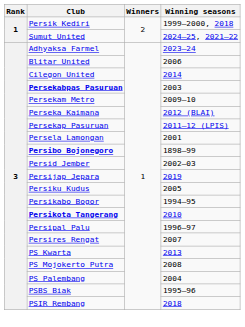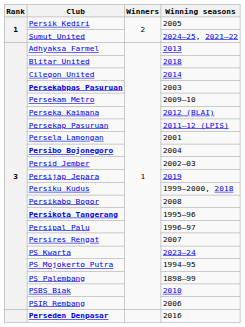(198, 23) 1999–2000, 2018 -> (172, 23) 2005
(179, 49) 2023–24 -> (172, 49) 2013
(172, 62) 2006 -> (172, 62) 2018
(179, 150) 1898–99 -> (172, 150) 2004
(172, 189) 2005 -> (198, 189) 1999–2000, 2018
(179, 201) 1994–95 -> (172, 201) 2008
(172, 214) 2010 -> (179, 214) 1995–96
(172, 252) 2013 -> (179, 252) 2023–24
(172, 265) 2008 -> (179, 265) 1994–95
(172, 278) 2004 -> (179, 278) 1898–99
(179, 290) 1995–96 -> (172, 290) 2010
(172, 303) 2018 -> (172, 303) 2006
+ row: (69, 316)
